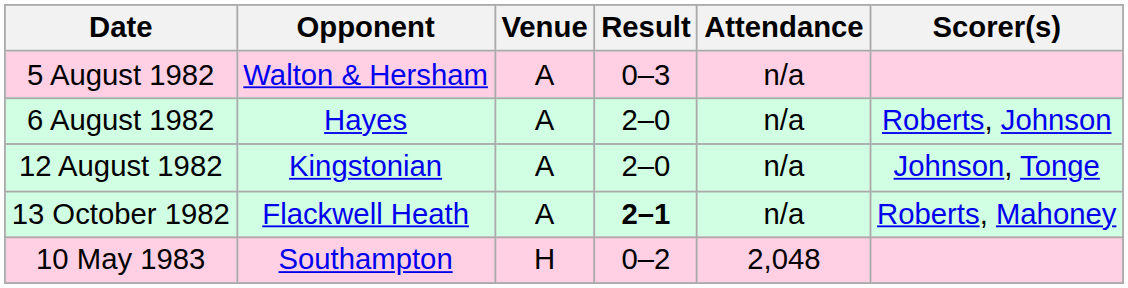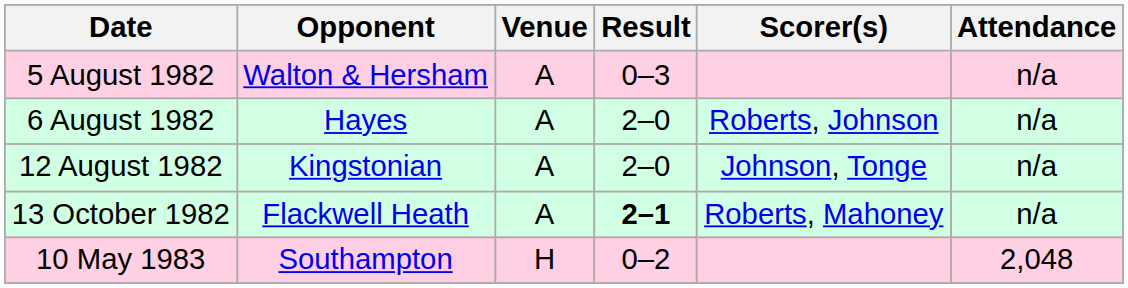columns swapped: (784, 27) <-> (997, 27)
